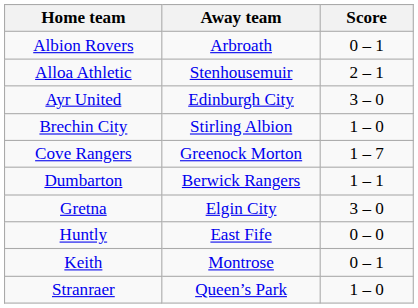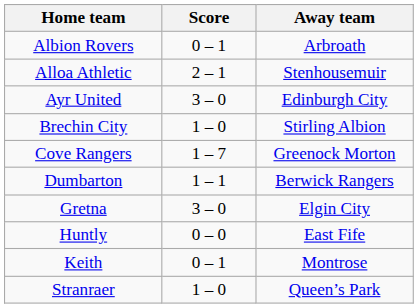columns swapped: (367, 18) <-> (241, 18)
